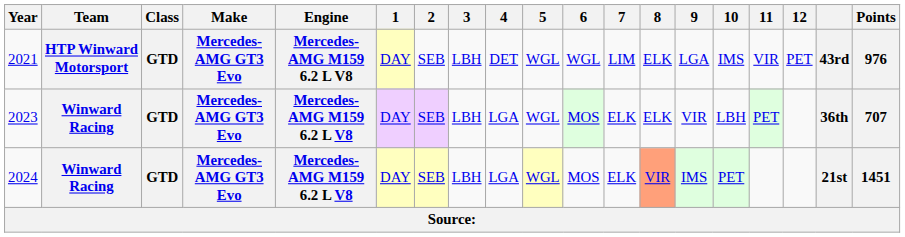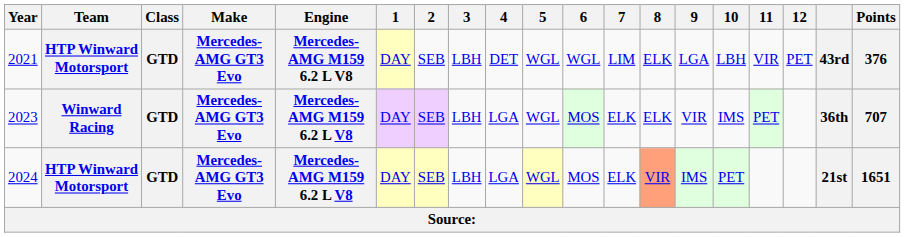(731, 59) IMS -> (731, 59) LBH
(876, 59) 976 -> (876, 59) 376
(731, 118) LBH -> (731, 118) IMS
(91, 178) Winward Racing -> (91, 178) HTP Winward Motorsport
(876, 178) 1451 -> (876, 178) 1651
